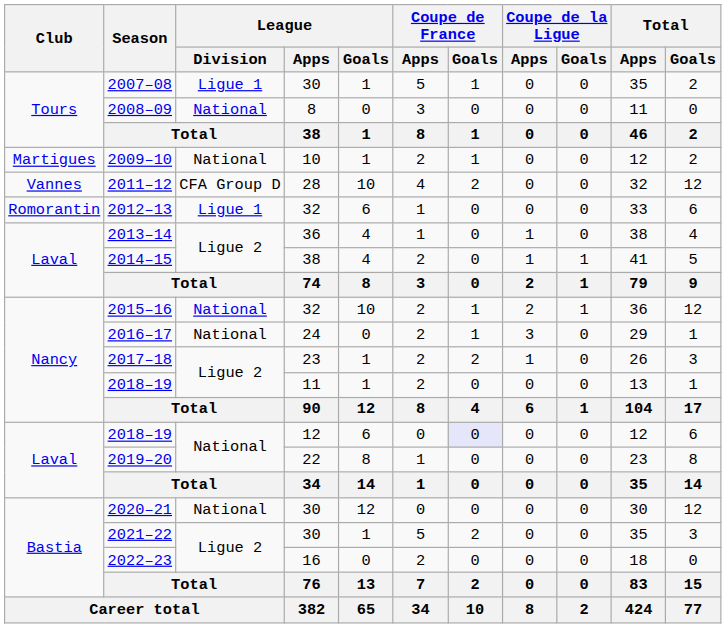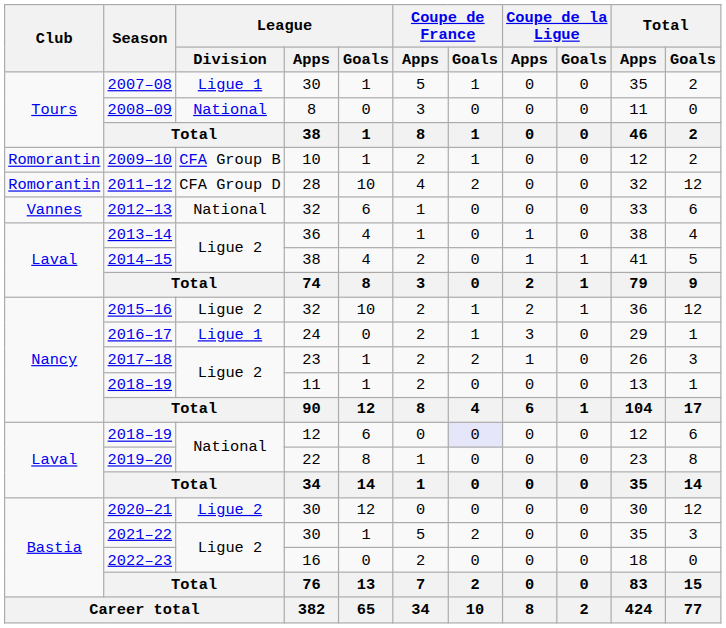(54, 160) Martigues -> (54, 160) Romorantin
(230, 160) National -> (230, 160) CFA Group B
(54, 185) Vannes -> (54, 185) Romorantin
(54, 210) Romorantin -> (54, 210) Vannes
(230, 210) Ligue 1 -> (230, 210) National
(230, 310) National -> (230, 310) Ligue 2
(230, 335) National -> (230, 335) Ligue 1
(230, 510) National -> (230, 510) Ligue 2
